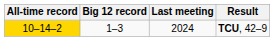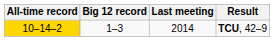(183, 28) 2024 -> (183, 28) 2014
